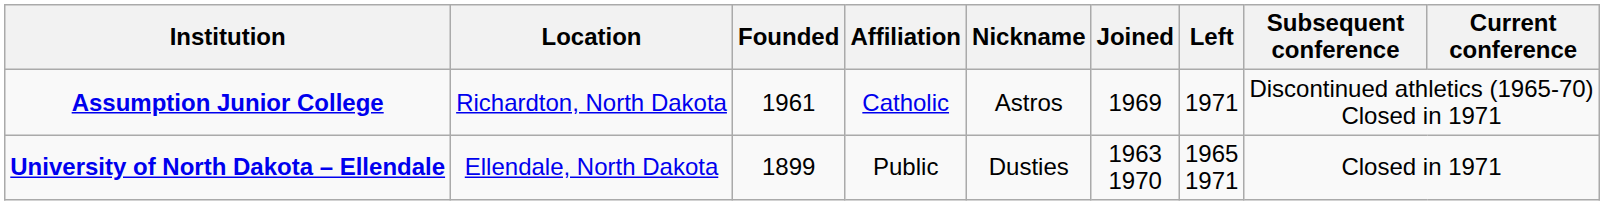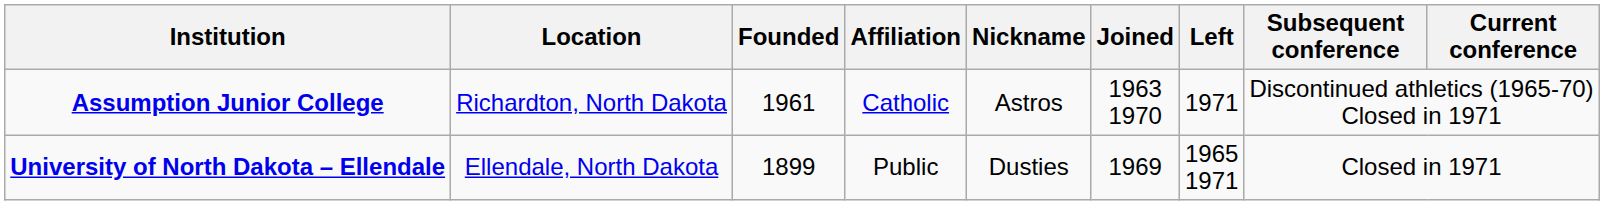(1135, 102) 1969 -> (1135, 102) 1963 1970
(1135, 167) 1963 1970 -> (1135, 167) 1969
